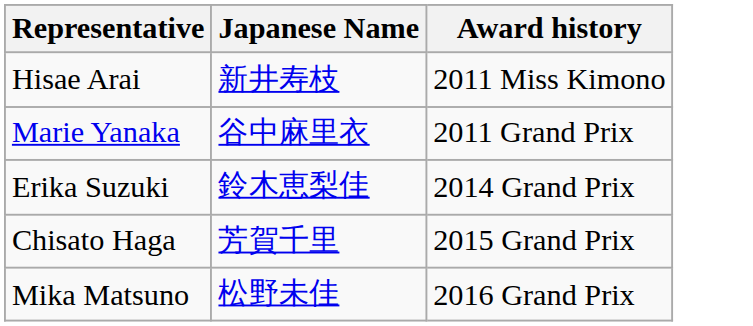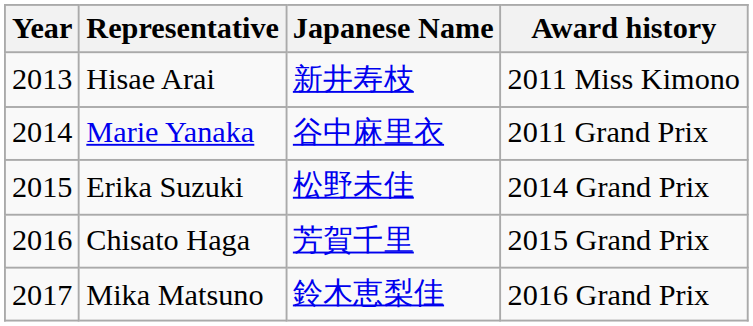+ column: (42, 28)
(294, 185) 鈴木恵梨佳 -> (353, 185) 松野未佳
(279, 292) 松野未佳 -> (368, 292) 鈴木恵梨佳
